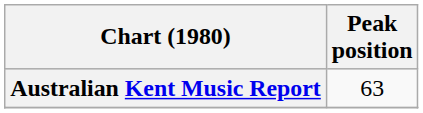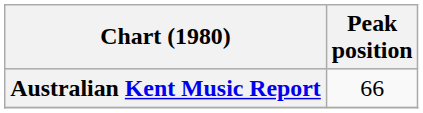(372, 88) 63 -> (372, 88) 66
